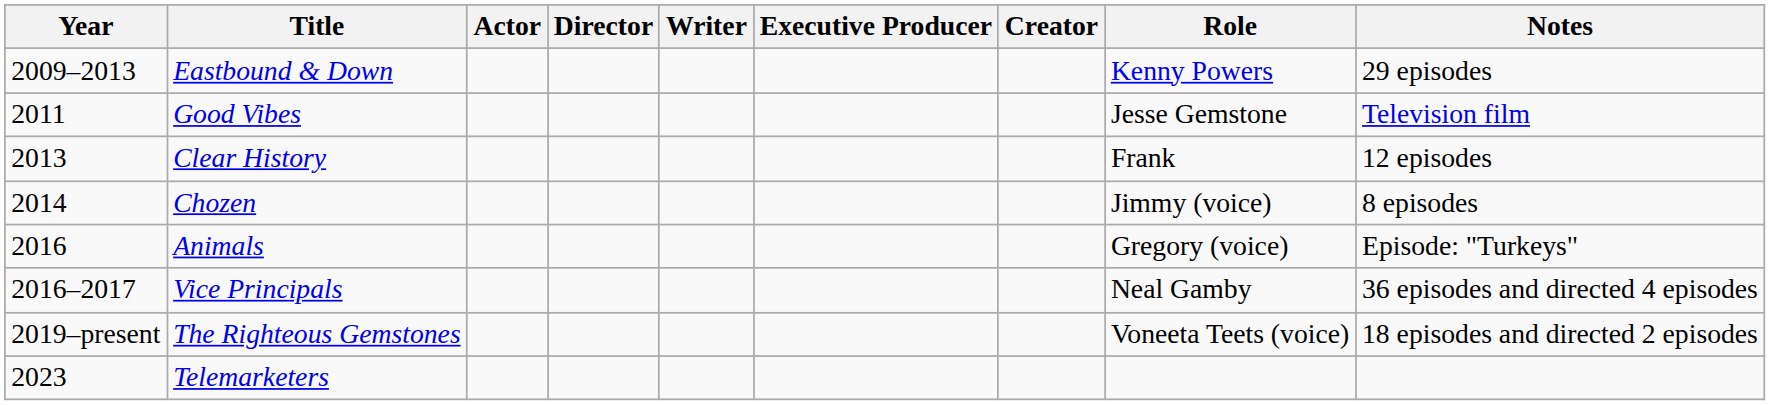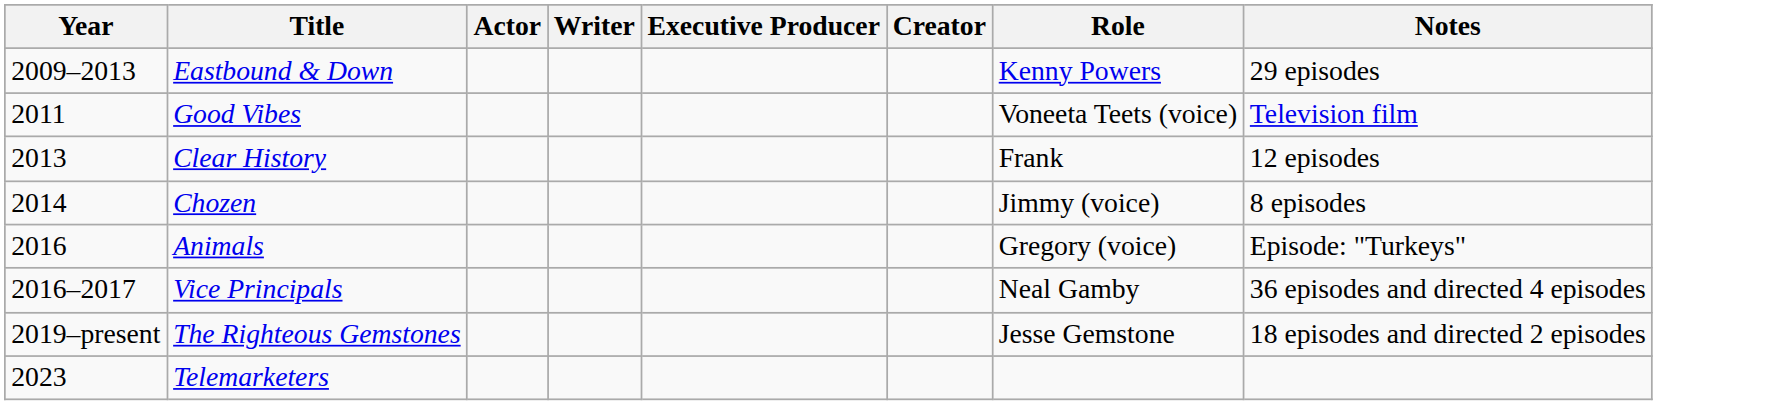- column: (604, 26)
(1199, 114) Jesse Gemstone -> (1118, 114) Voneeta Teets (voice)
(1230, 333) Voneeta Teets (voice) -> (1087, 333) Jesse Gemstone
